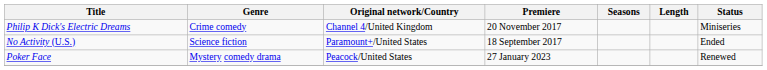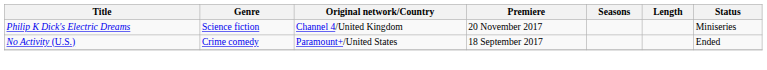(218, 27) Crime comedy -> (231, 27) Science fiction
(218, 42) Science fiction -> (230, 42) Crime comedy
- row: (29, 57)
